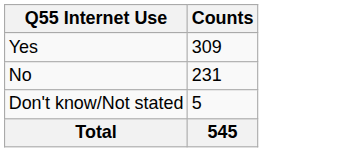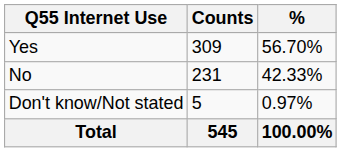+ column: (297, 18)
